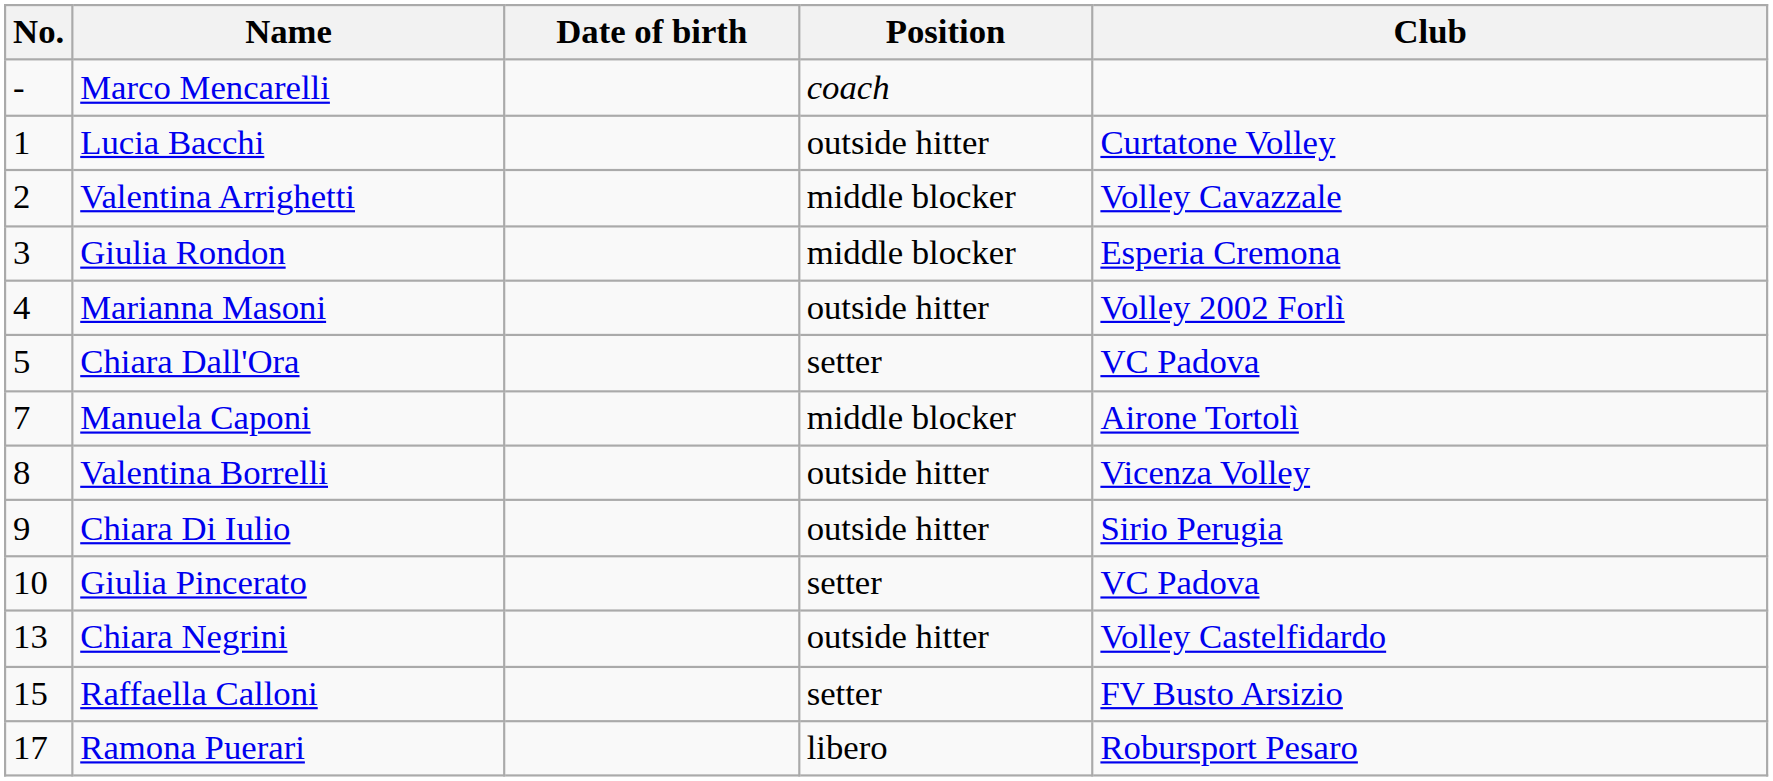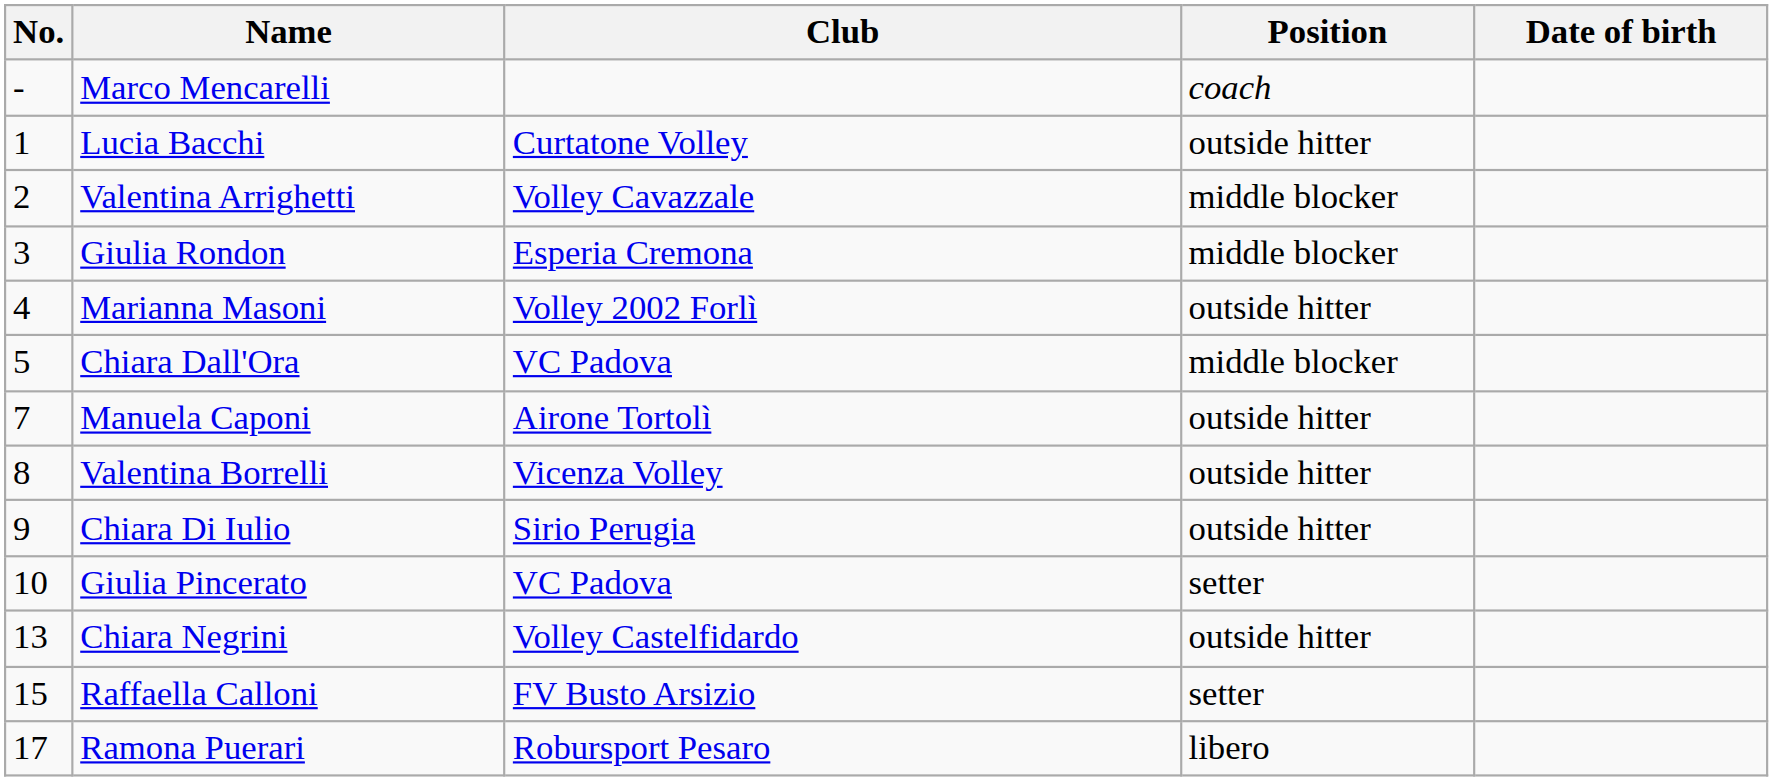columns swapped: (652, 32) <-> (1430, 32)
(844, 362) setter -> (1293, 362) middle blocker
(911, 417) middle blocker -> (1280, 417) outside hitter
